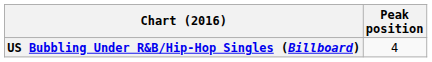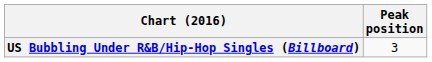(395, 47) 4 -> (395, 47) 3
